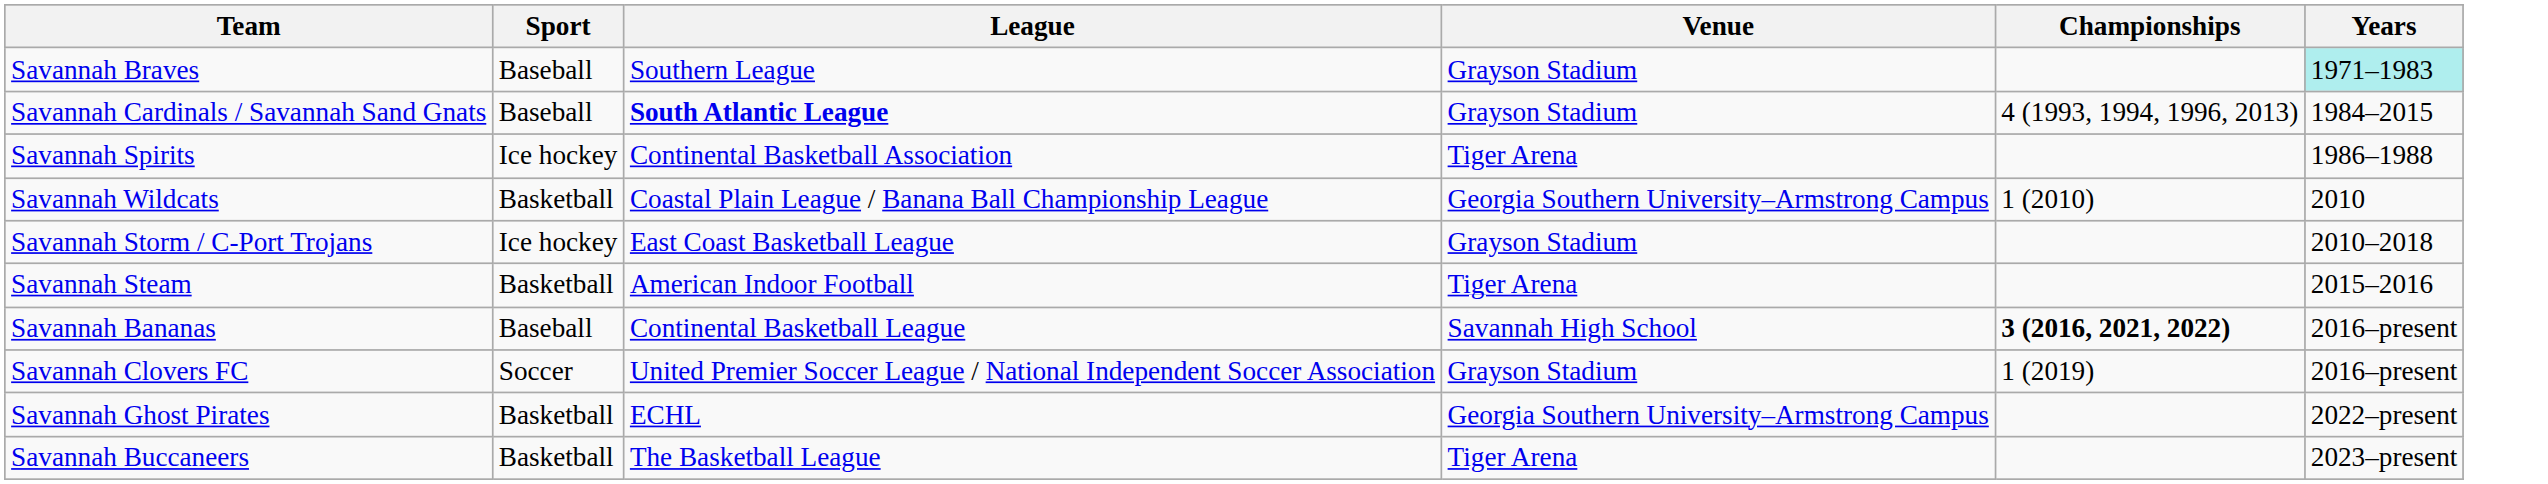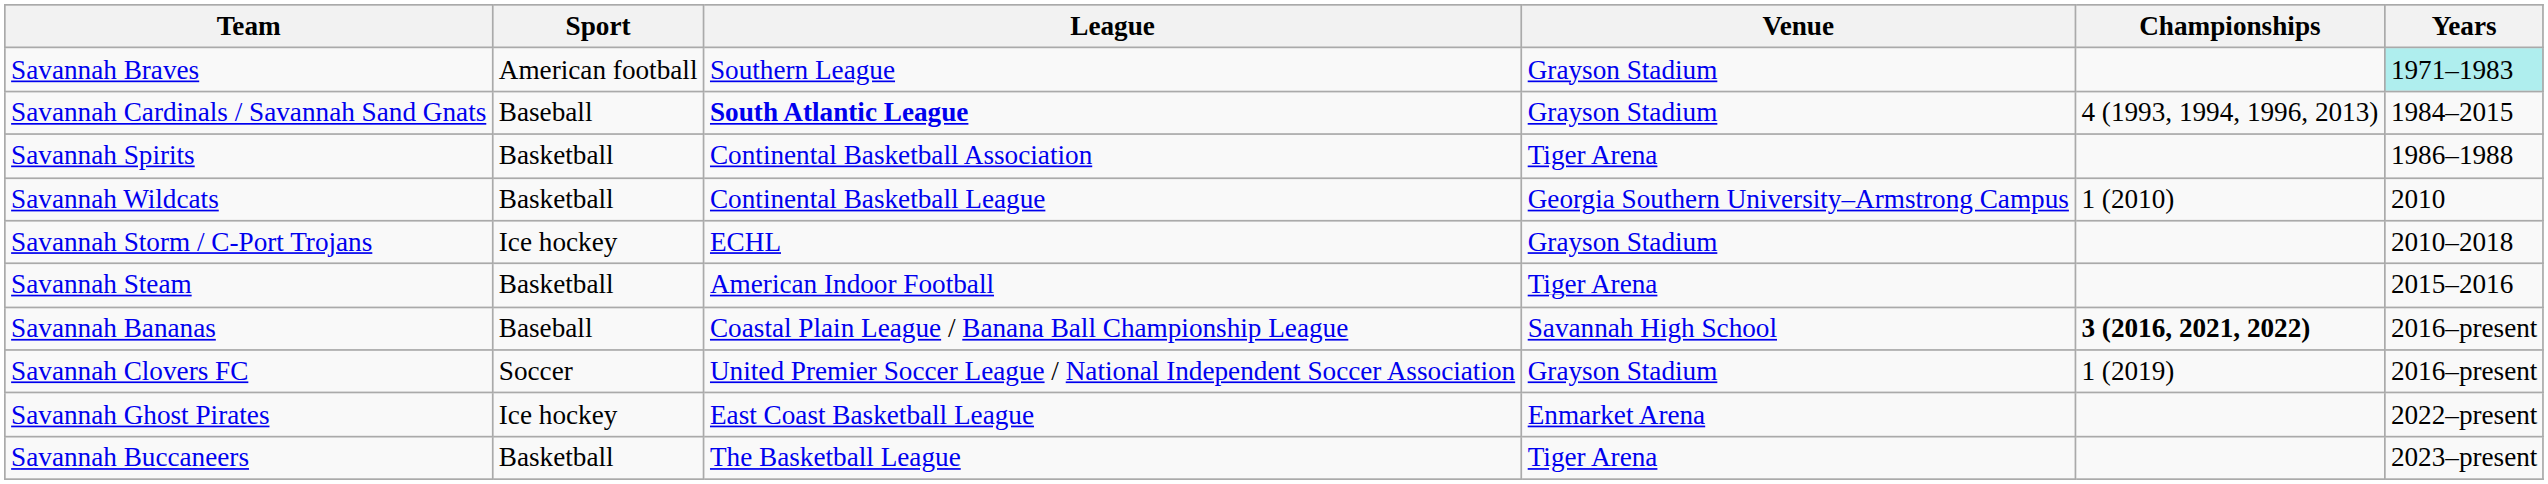(546, 69) Baseball -> (598, 69) American football
(558, 155) Ice hockey -> (556, 155) Basketball
(949, 198) Coastal Plain League / Banana Ball Championship League -> (878, 198) Continental Basketball League
(792, 241) East Coast Basketball League -> (745, 241) ECHL
(798, 328) Continental Basketball League -> (1029, 328) Coastal Plain League / Banana Ball Championship League
(556, 414) Basketball -> (558, 414) Ice hockey
(665, 414) ECHL -> (872, 414) East Coast Basketball League
(1718, 414) Georgia Southern University–Armstrong Campus -> (1616, 414) Enmarket Arena
